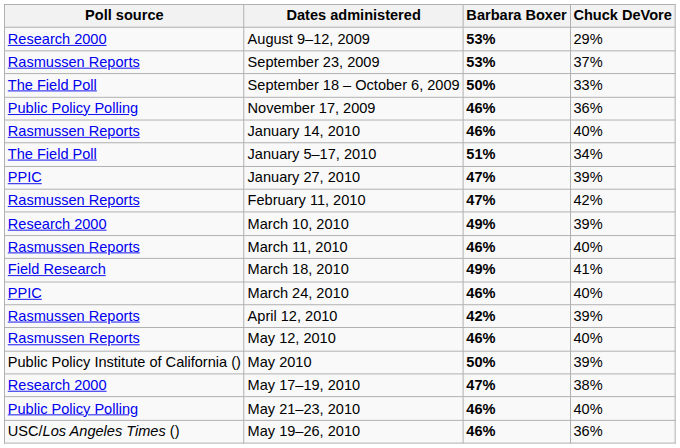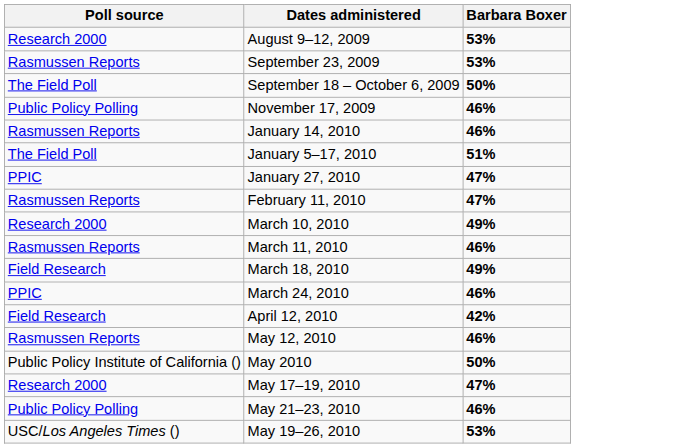- column: (623, 16)
(74, 316) Rasmussen Reports -> (57, 316) Field Research
(481, 431) 46% -> (481, 431) 53%
